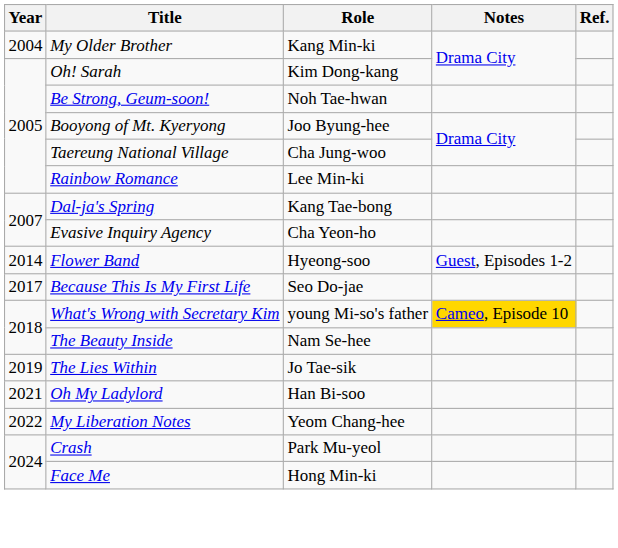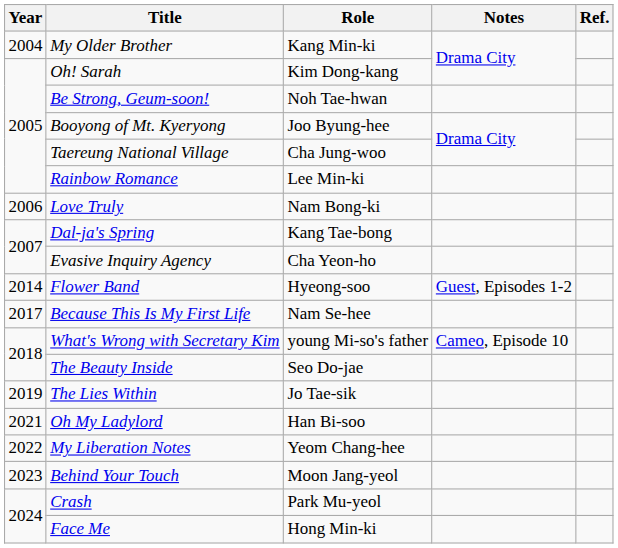+ row: (87, 206)
(325, 286) Seo Do-jae -> (329, 313) Nam Se-hee
(502, 313) gold background -> (502, 340) no background
(329, 340) Nam Se-hee -> (325, 367) Seo Do-jae
+ row: (115, 475)
